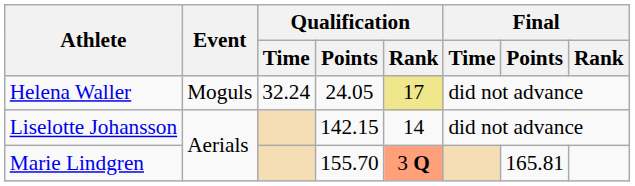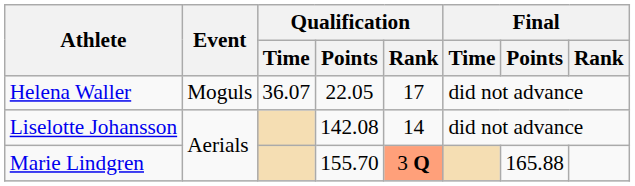(286, 92) 32.24 -> (286, 92) 36.07
(349, 92) 24.05 -> (349, 92) 22.05
(414, 92) khaki background -> (414, 92) no background
(349, 127) 142.15 -> (349, 127) 142.08
(535, 163) 165.81 -> (535, 163) 165.88
